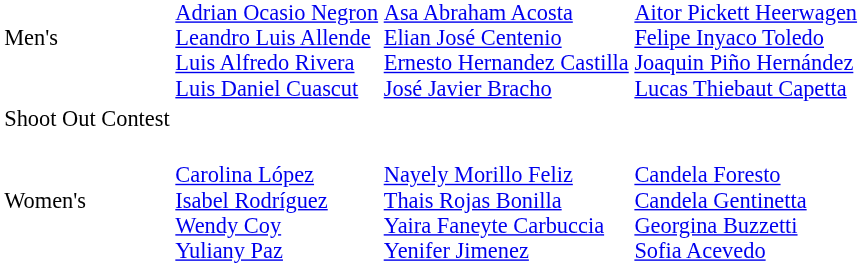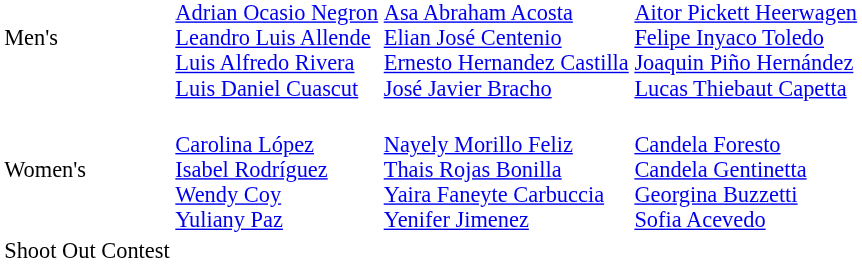rows swapped: (45, 200) <-> (87, 119)
